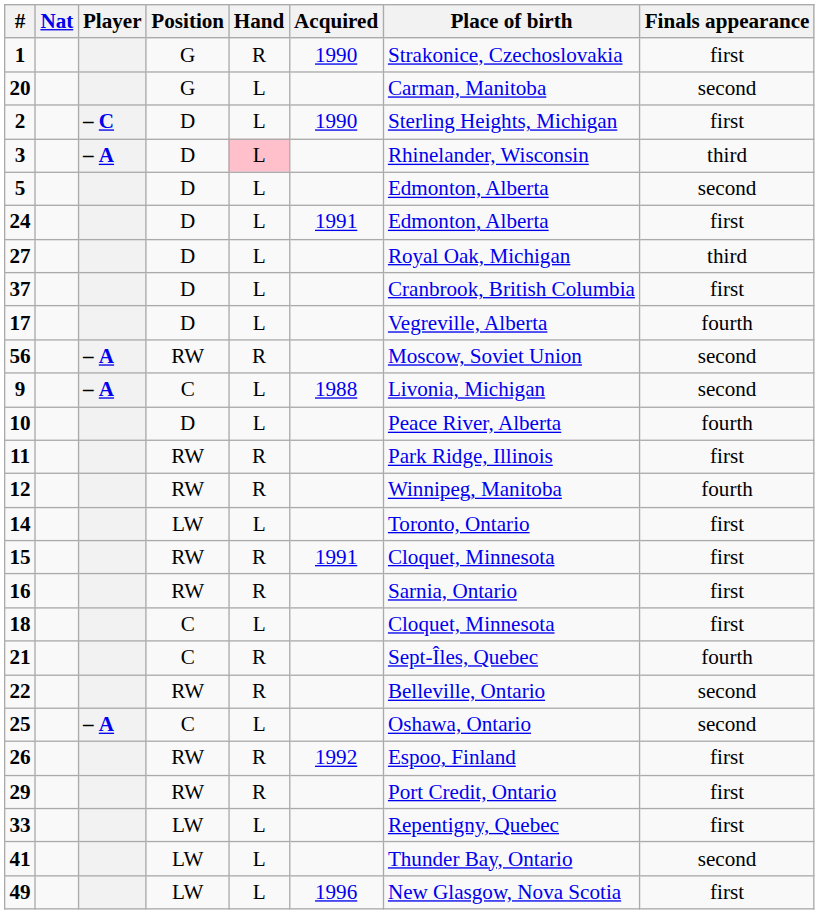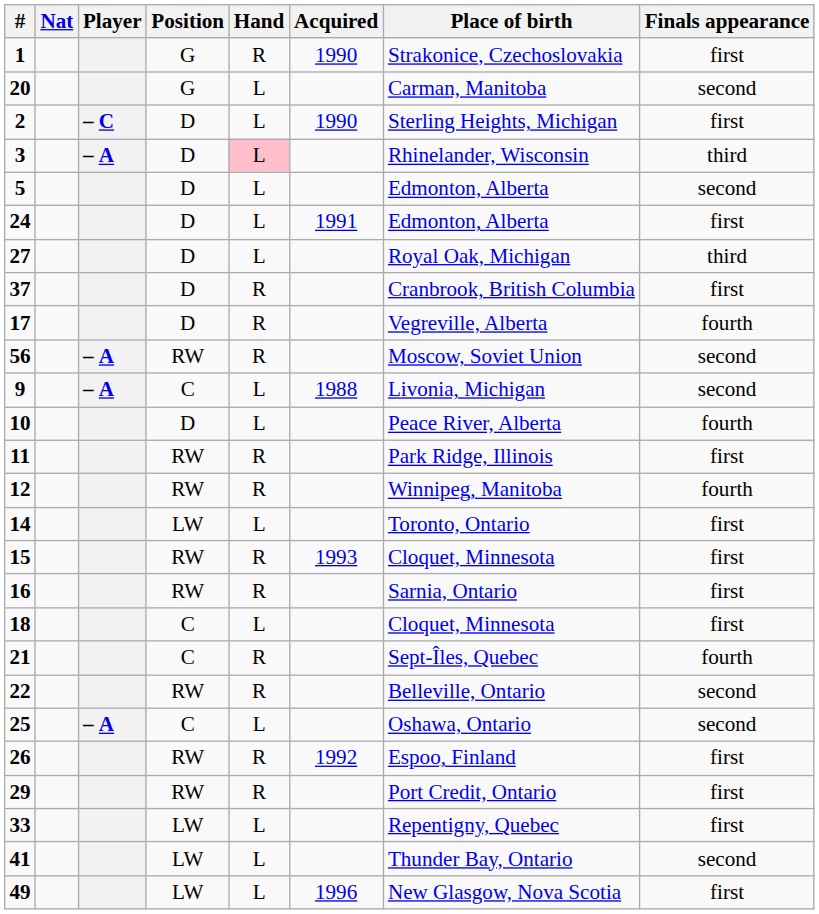(259, 289) L -> (259, 289) R
(259, 322) L -> (259, 322) R
(336, 557) 1991 -> (336, 557) 1993
